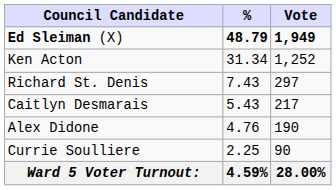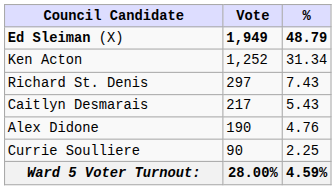columns swapped: (301, 16) <-> (247, 16)
